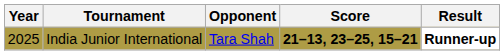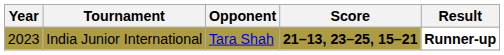(24, 39) 2025 -> (24, 39) 2023
